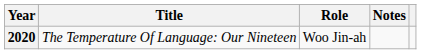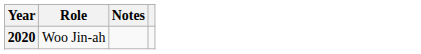- column: (169, 15)
